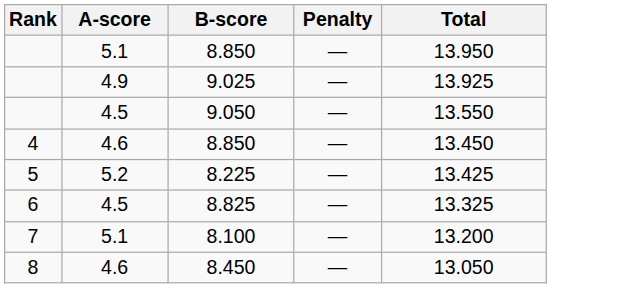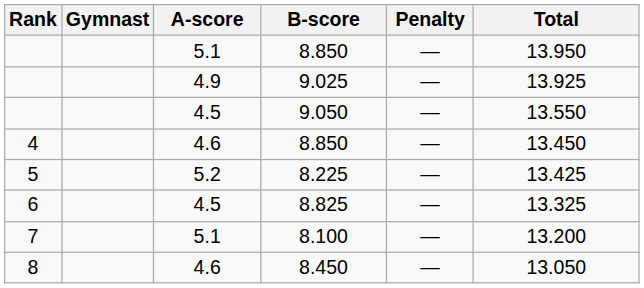+ column: (108, 19)
